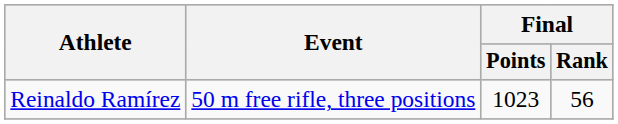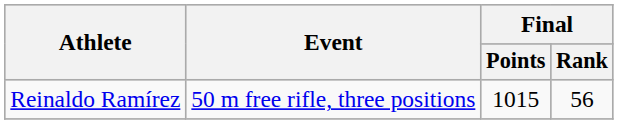(516, 99) 1023 -> (516, 99) 1015
